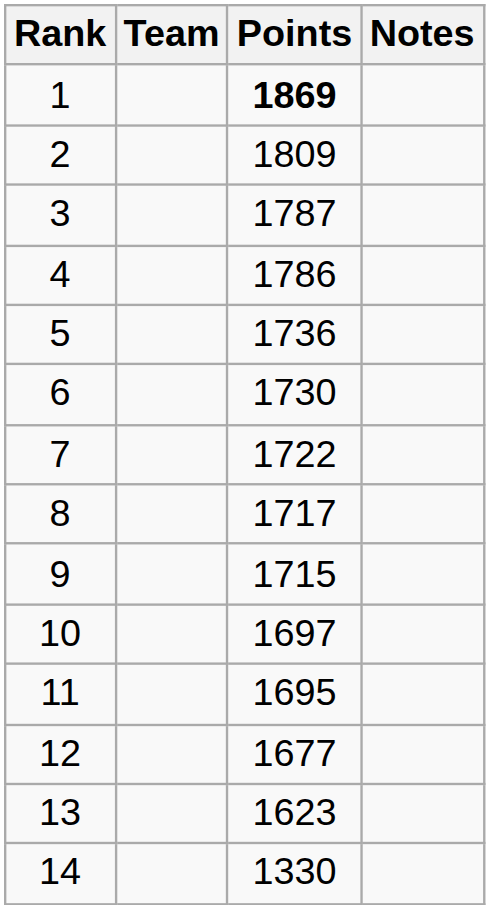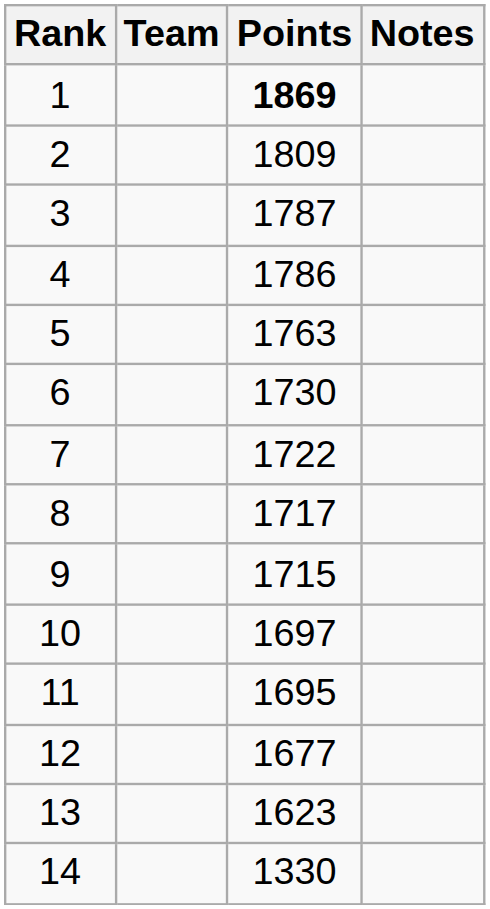(295, 333) 1736 -> (295, 333) 1763
